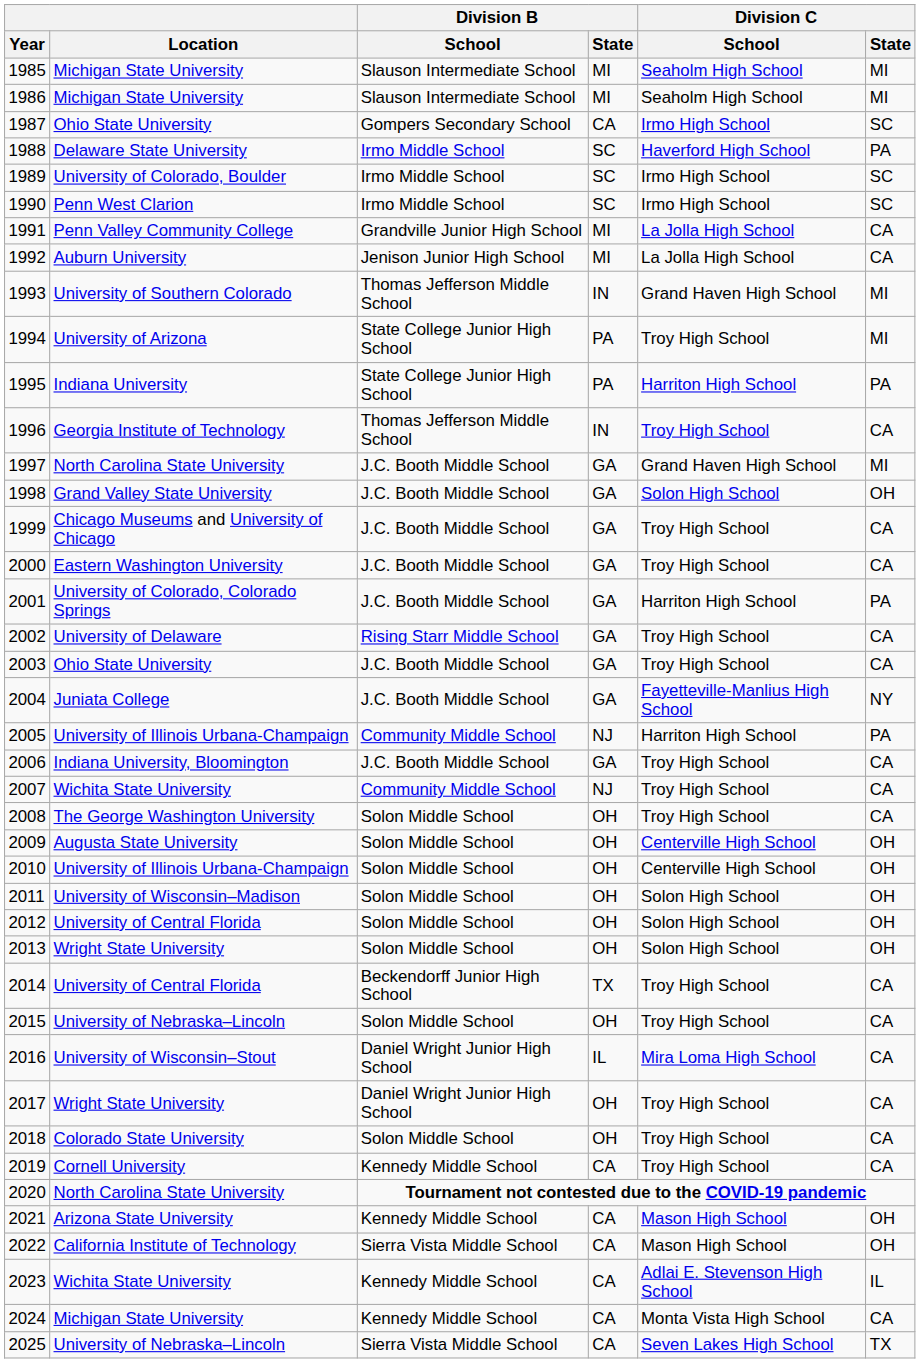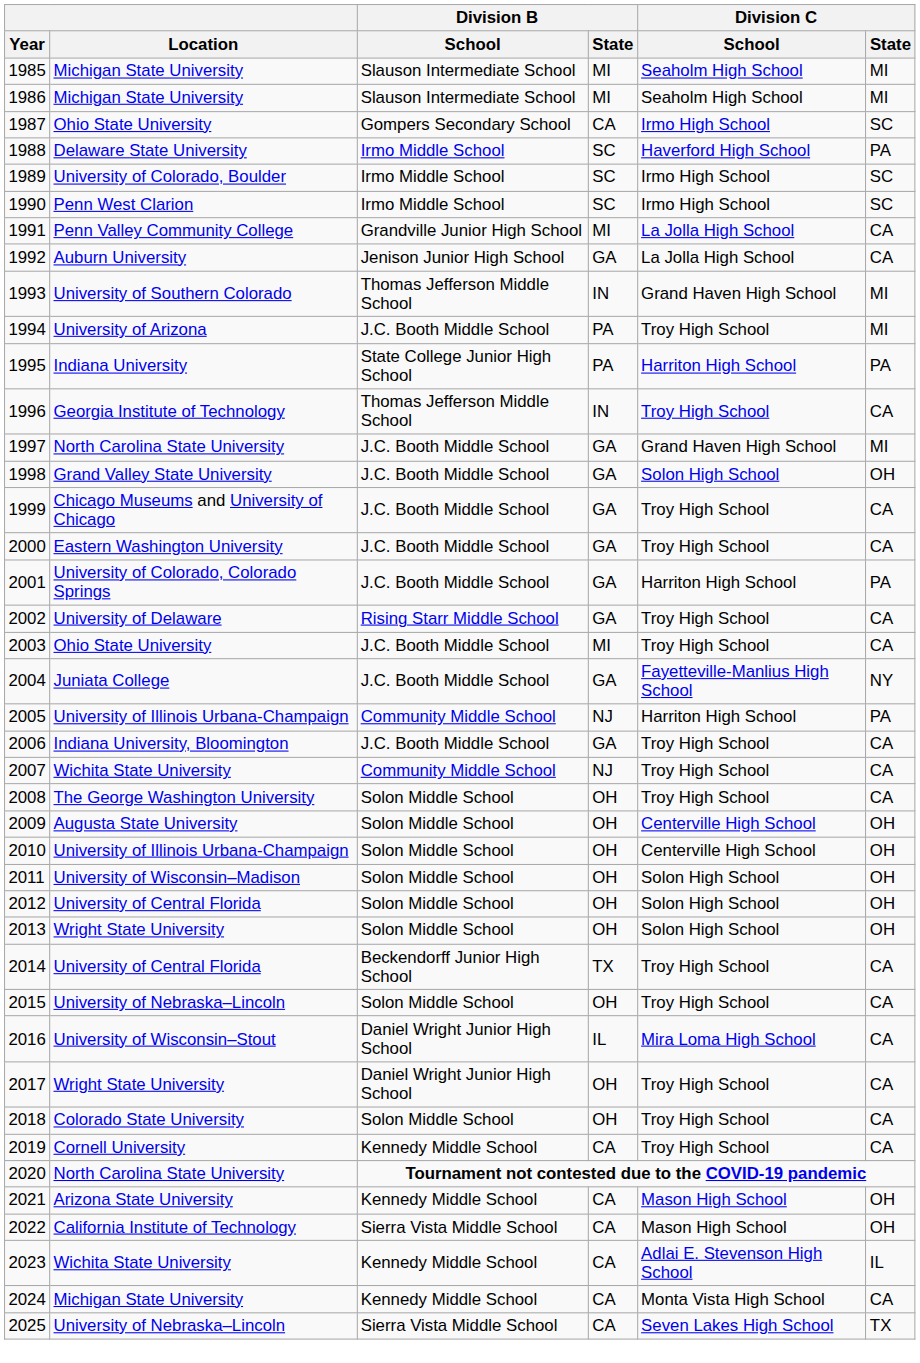(602, 257) MI -> (604, 257) GA
(456, 339) State College Junior High School -> (455, 329) J.C. Booth Middle School
(604, 664) GA -> (602, 645) MI
